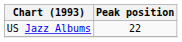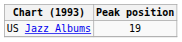(135, 29) 22 -> (135, 29) 19
